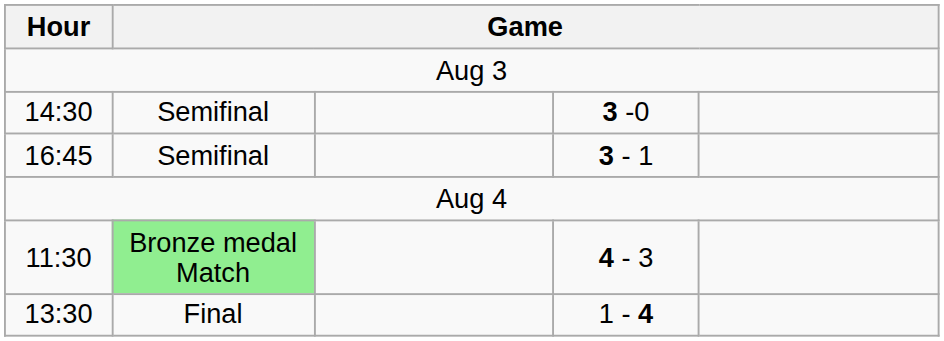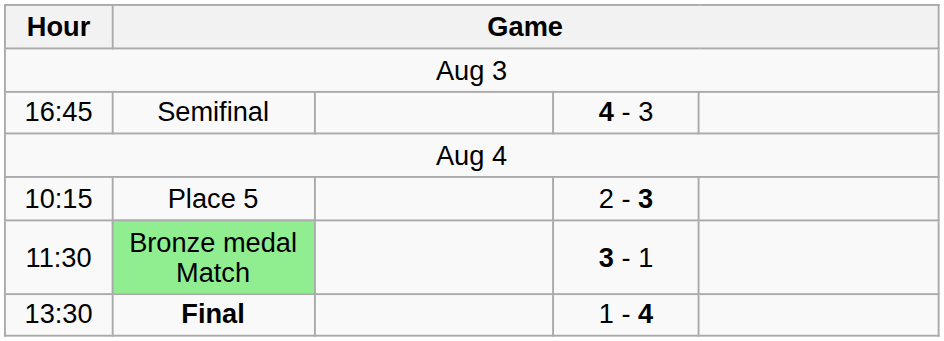- row: (59, 113)
(626, 156) 3 - 1 -> (626, 113) 4 - 3
+ row: (59, 199)
(626, 257) 4 - 3 -> (626, 257) 3 - 1
(213, 315) normal -> (213, 315) bold
